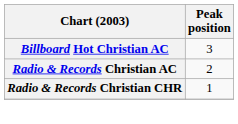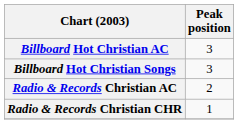+ row: (95, 68)
